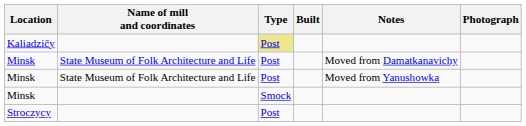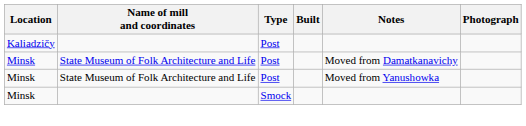(270, 43) khaki background -> (270, 43) no background
- row: (29, 113)
